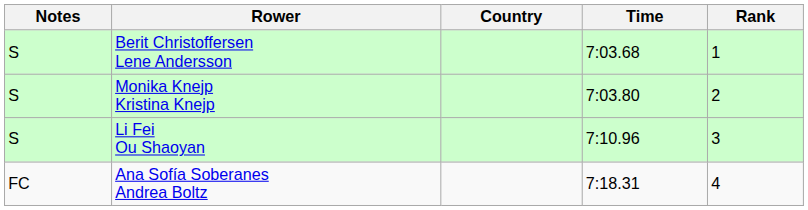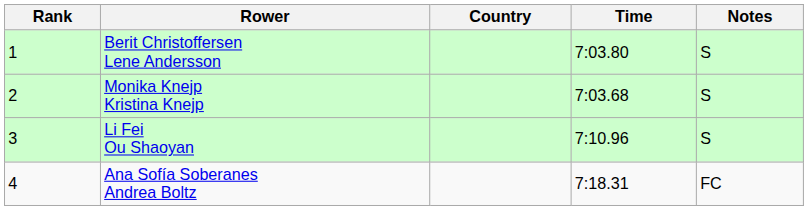columns swapped: (755, 17) <-> (58, 17)
(613, 52) 7:03.68 -> (602, 52) 7:03.80
(613, 95) 7:03.80 -> (602, 95) 7:03.68
